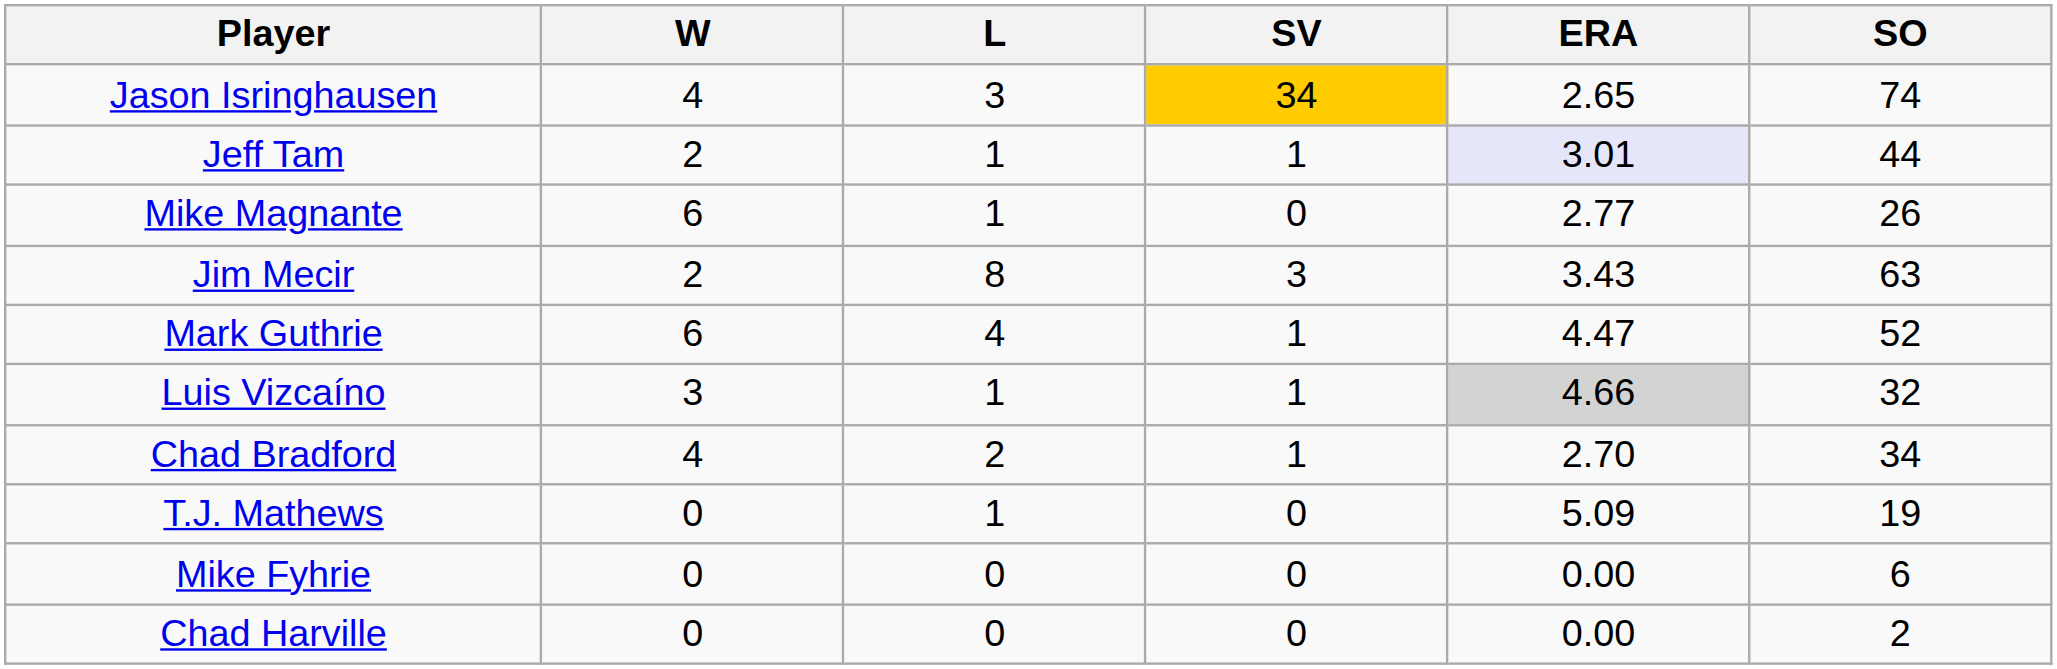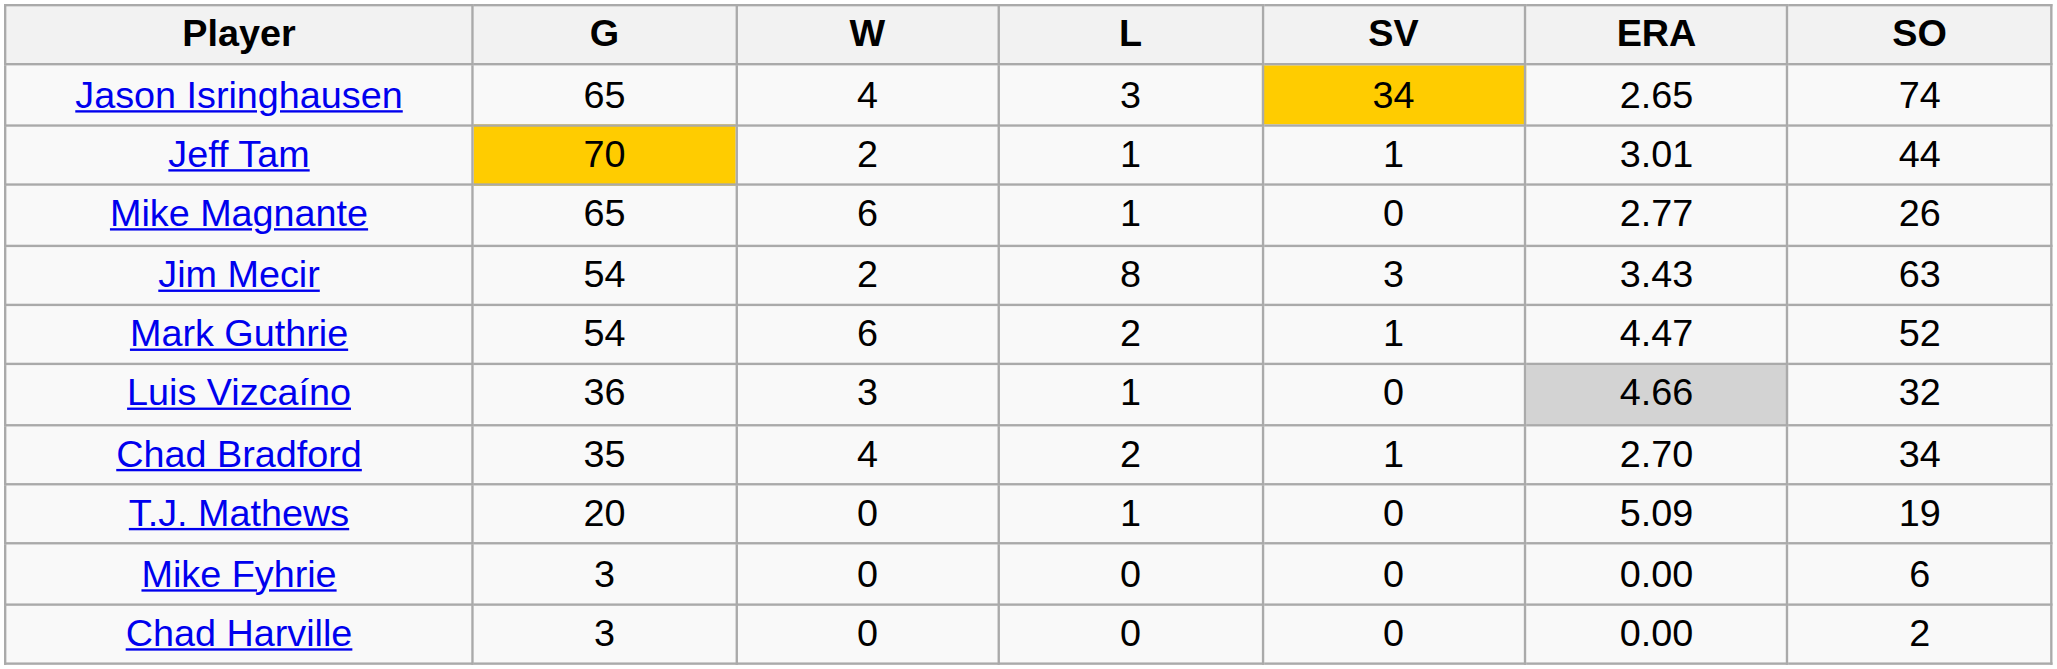+ column: (604, 34)
(1598, 154) lavender background -> (1657, 154) no background
(995, 333) 4 -> (1130, 333) 2
(1297, 393) 1 -> (1393, 393) 0
